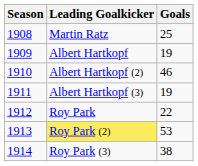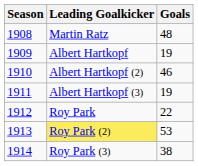(166, 33) 25 -> (166, 33) 48
